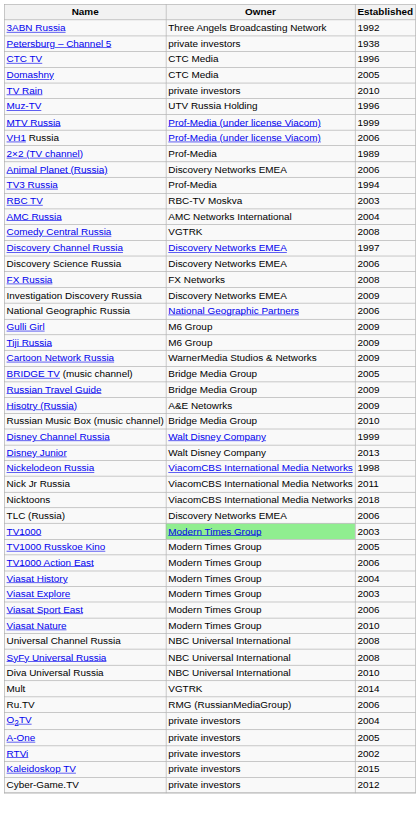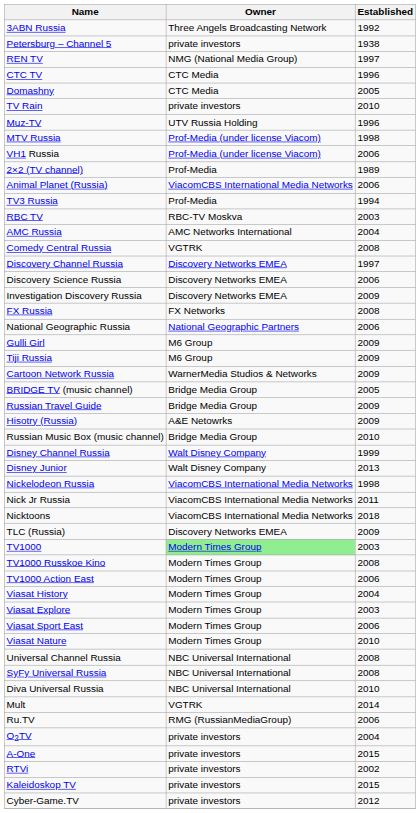+ row: (25, 59)
(368, 122) 1999 -> (368, 138) 1998
(228, 169) Discovery Networks EMEA -> (261, 185) ViacomCBS International Media Networks
rows swapped: (74, 295) <-> (29, 279)
(368, 515) 2006 -> (368, 531) 2009
(368, 547) 2005 -> (368, 563) 2008
(368, 738) 2005 -> (368, 753) 2015
